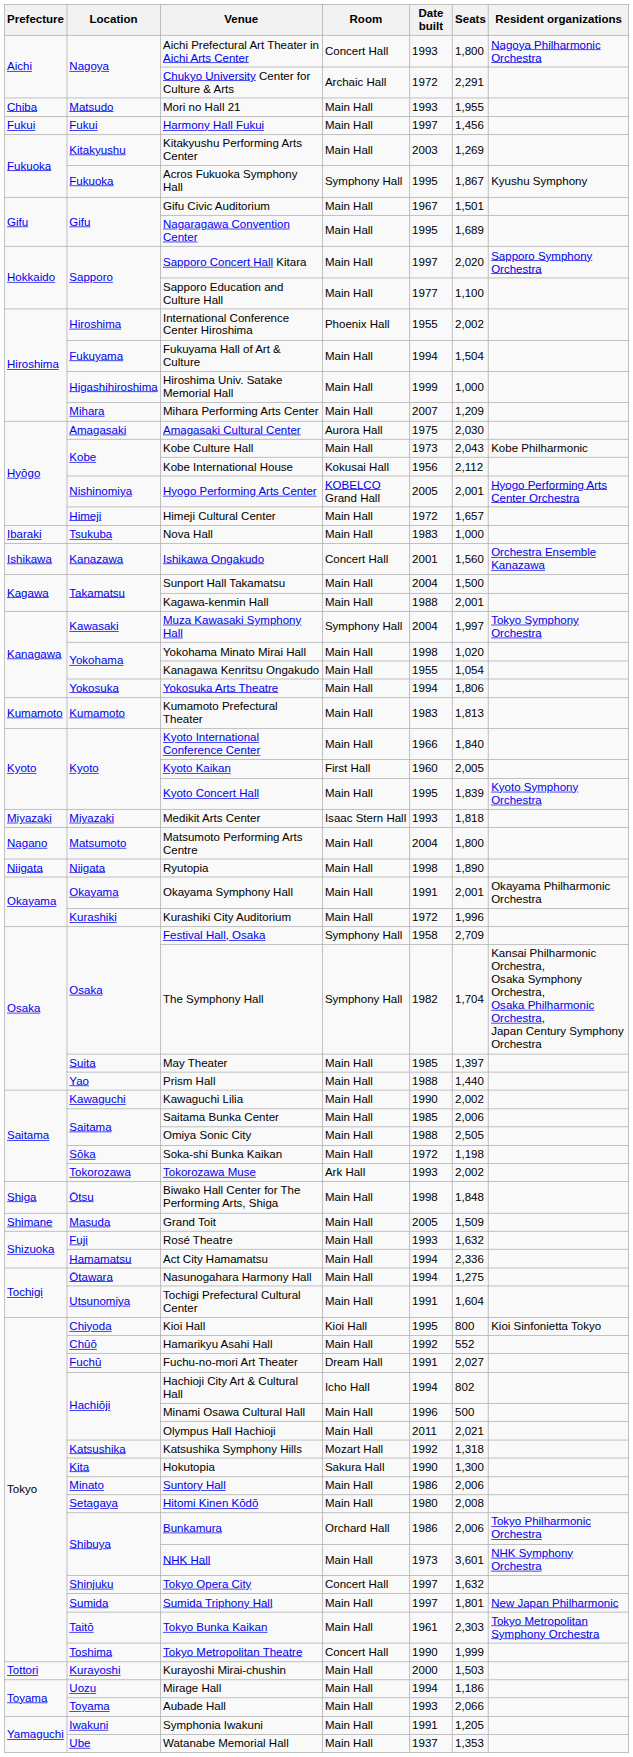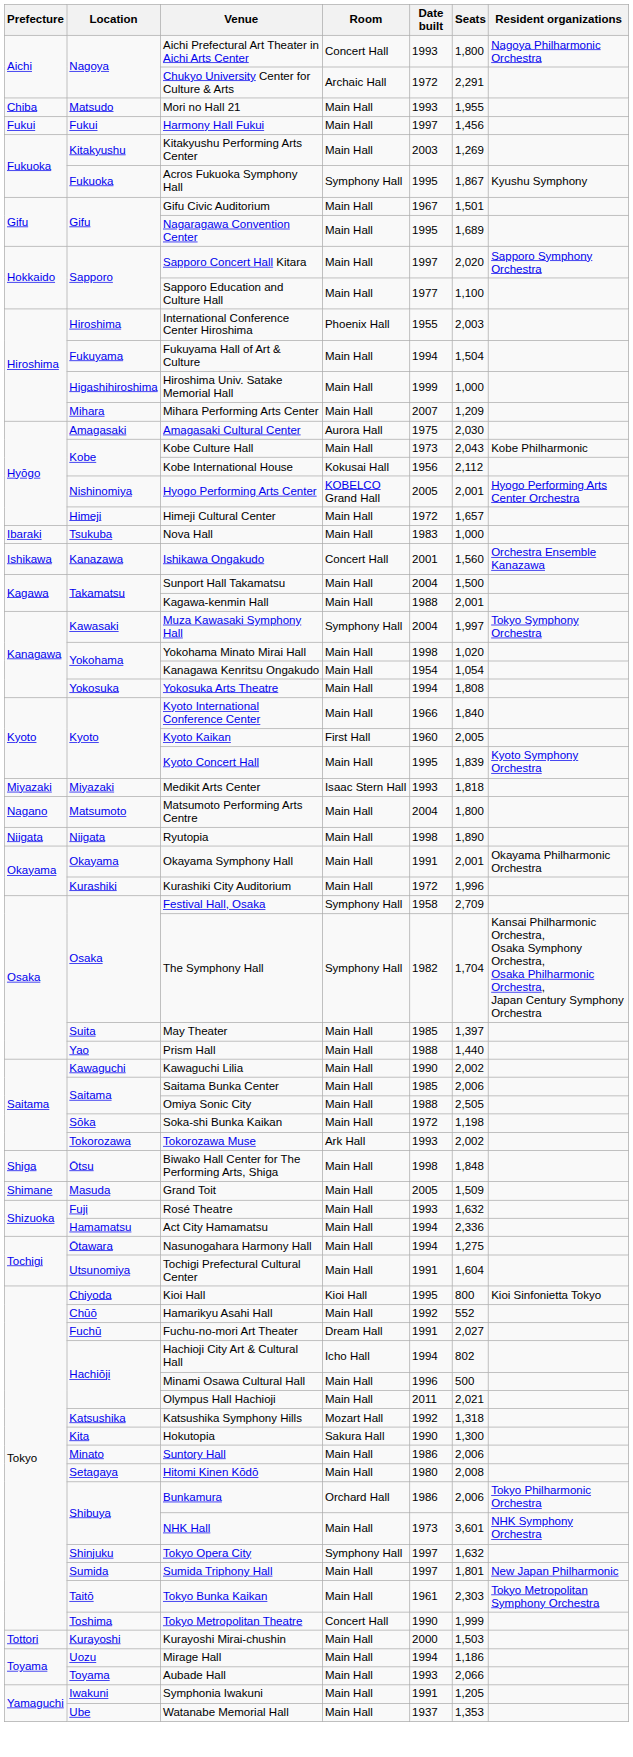(470, 324) 2,002 -> (470, 324) 2,003
(425, 670) 1955 -> (425, 670) 1954
(470, 688) 1,806 -> (470, 688) 1,808
- row: (220, 713)
(357, 1584) Concert Hall -> (364, 1553) Symphony Hall
